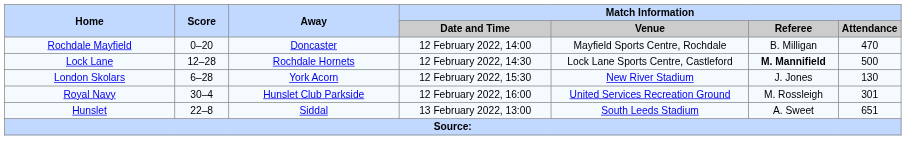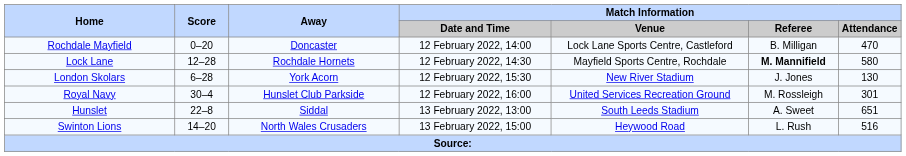(650, 45) Mayfield Sports Centre, Rochdale -> (650, 45) Lock Lane Sports Centre, Castleford
(650, 62) Lock Lane Sports Centre, Castleford -> (650, 62) Mayfield Sports Centre, Rochdale
(870, 62) 500 -> (870, 62) 580
+ row: (90, 127)
